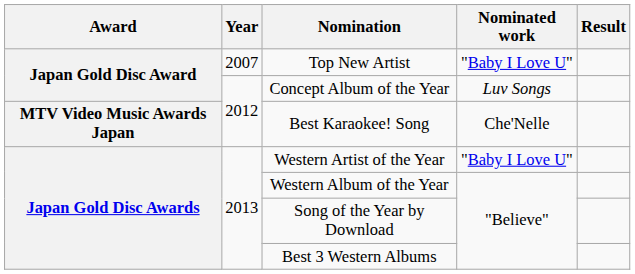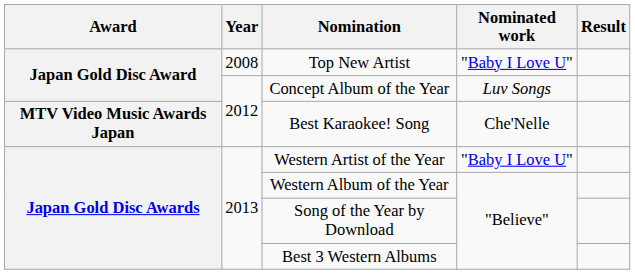(242, 62) 2007 -> (242, 62) 2008
